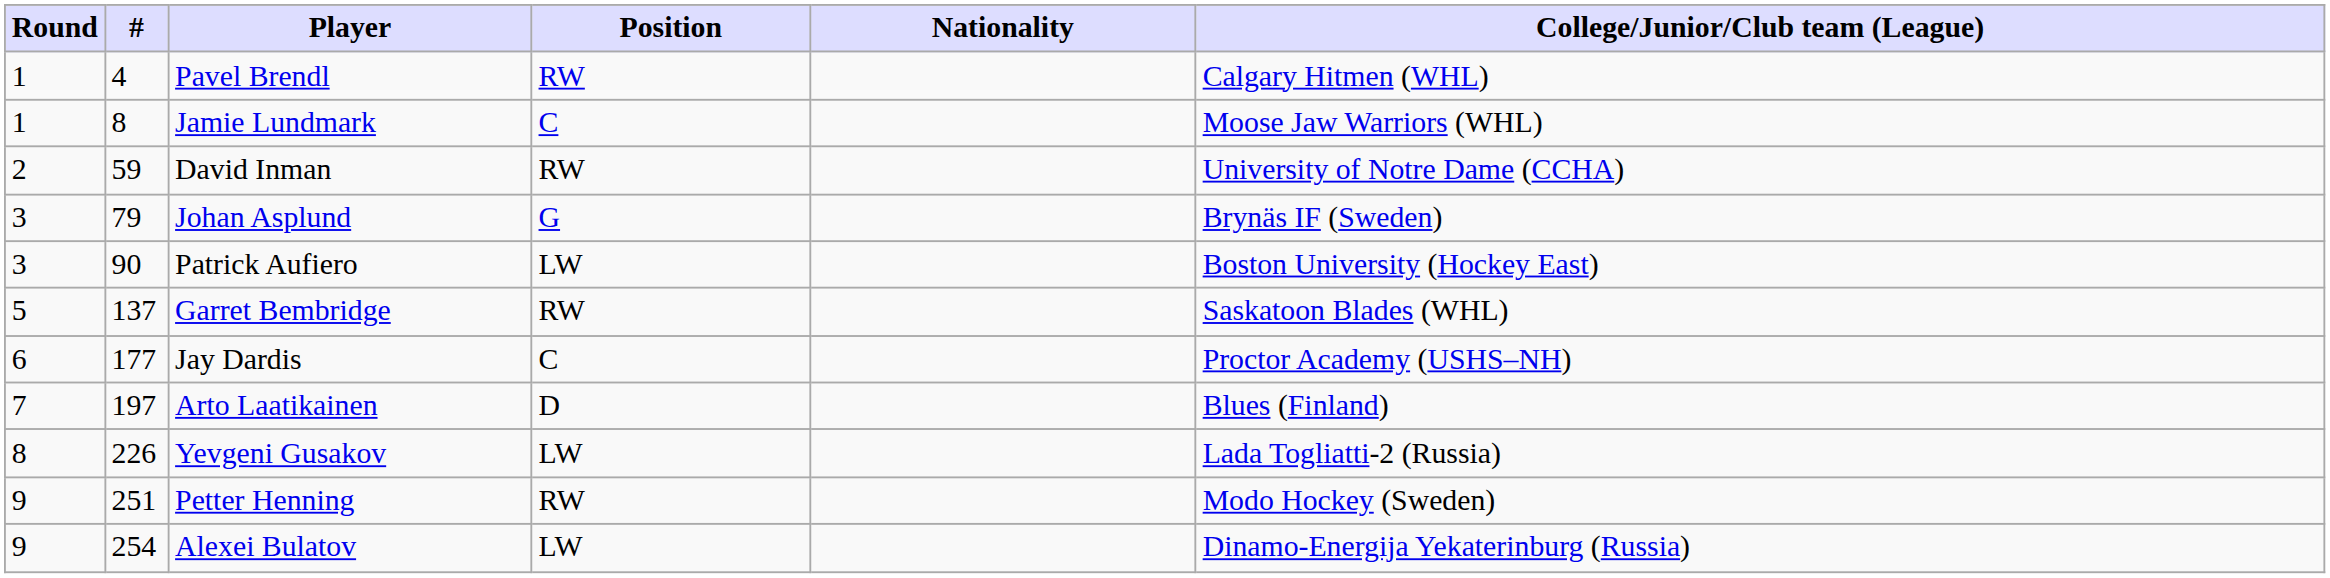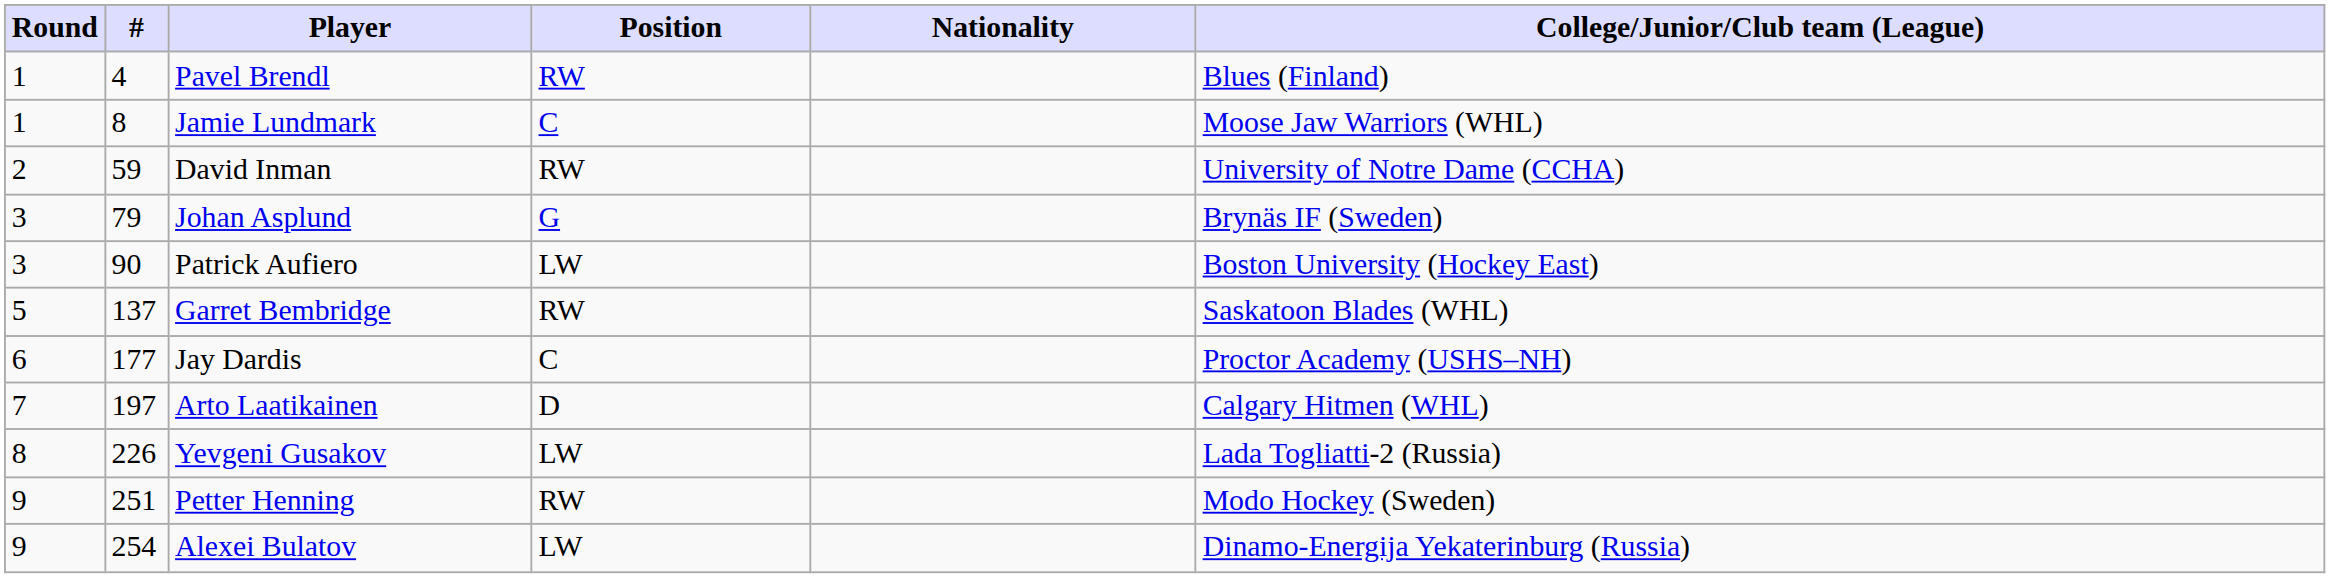(1346, 75) Calgary Hitmen (WHL) -> (1296, 75) Blues (Finland)
(1296, 405) Blues (Finland) -> (1346, 405) Calgary Hitmen (WHL)
